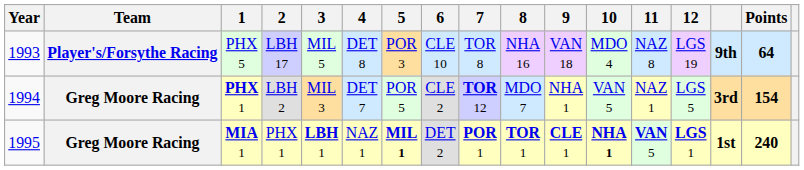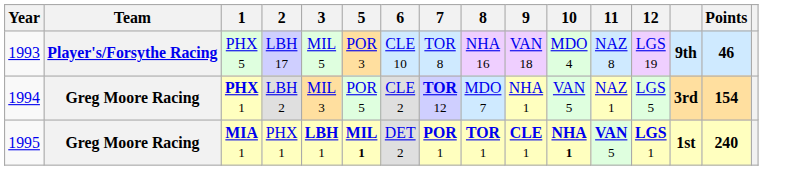- column: (362, 17)
(766, 53) 64 -> (726, 53) 46
